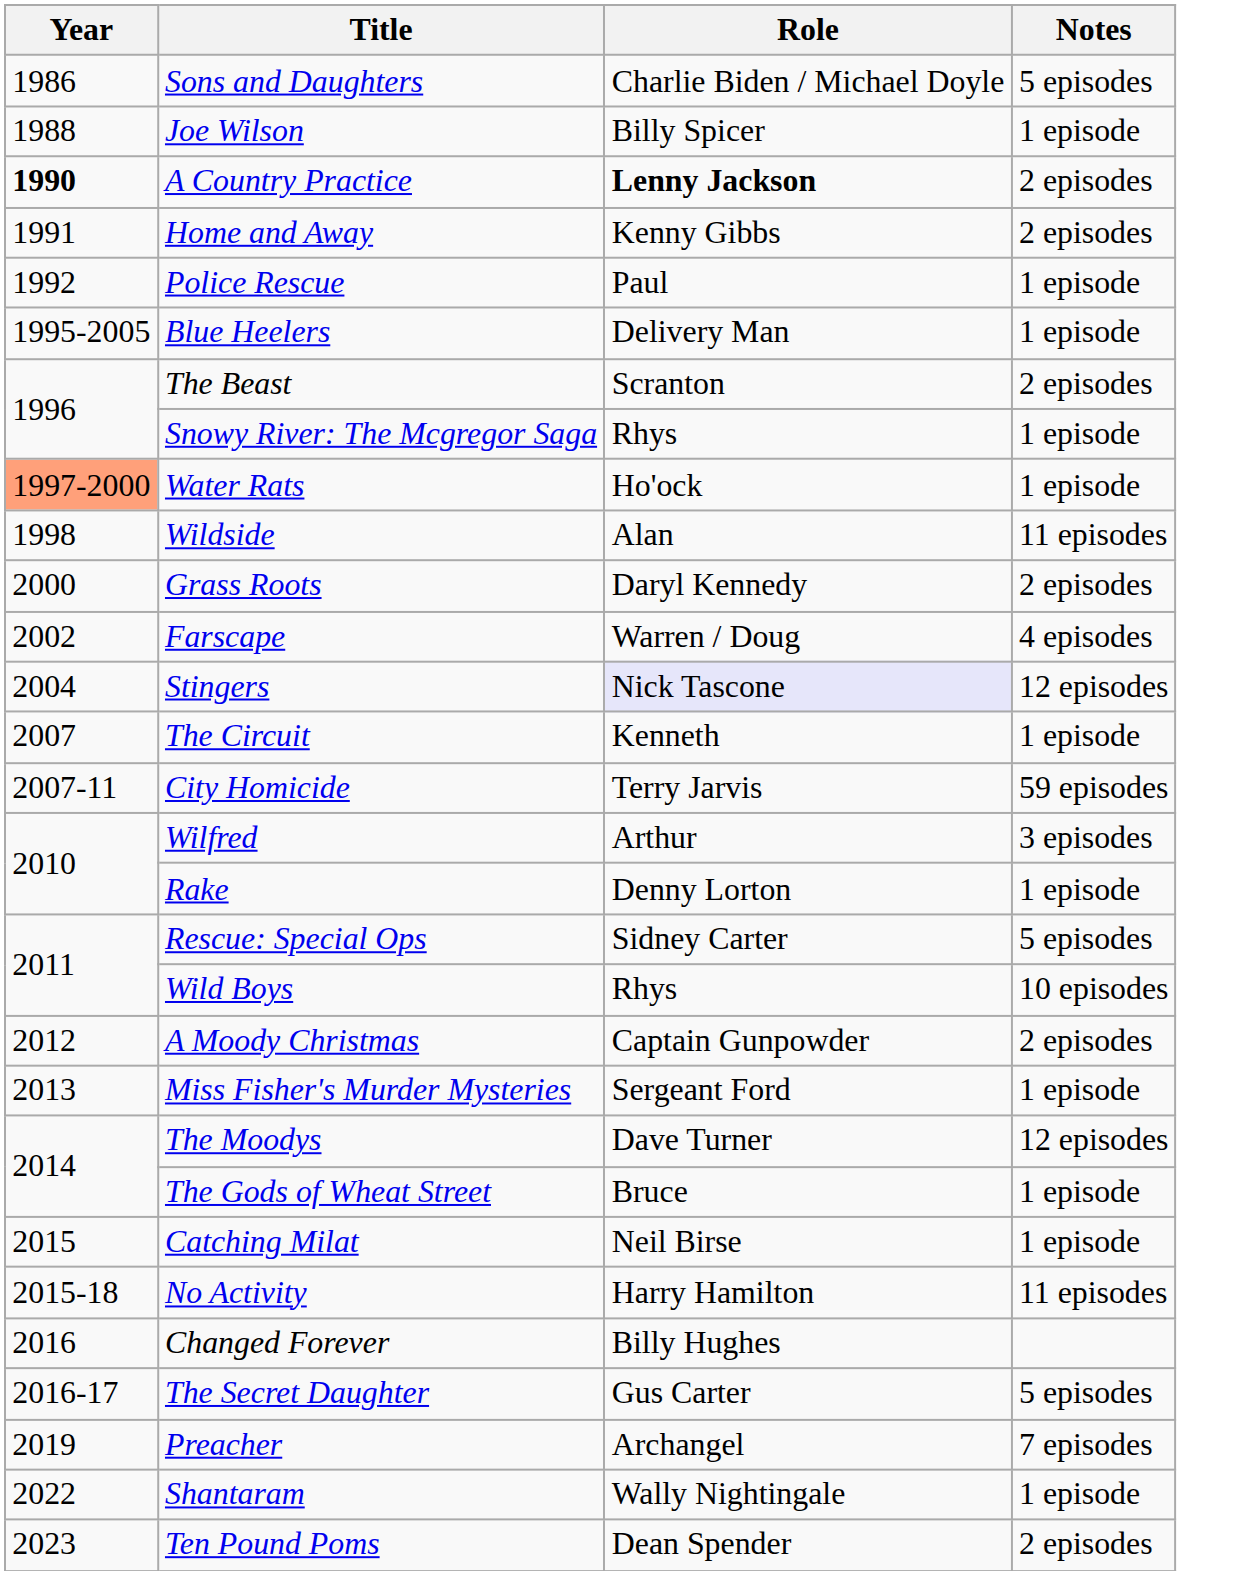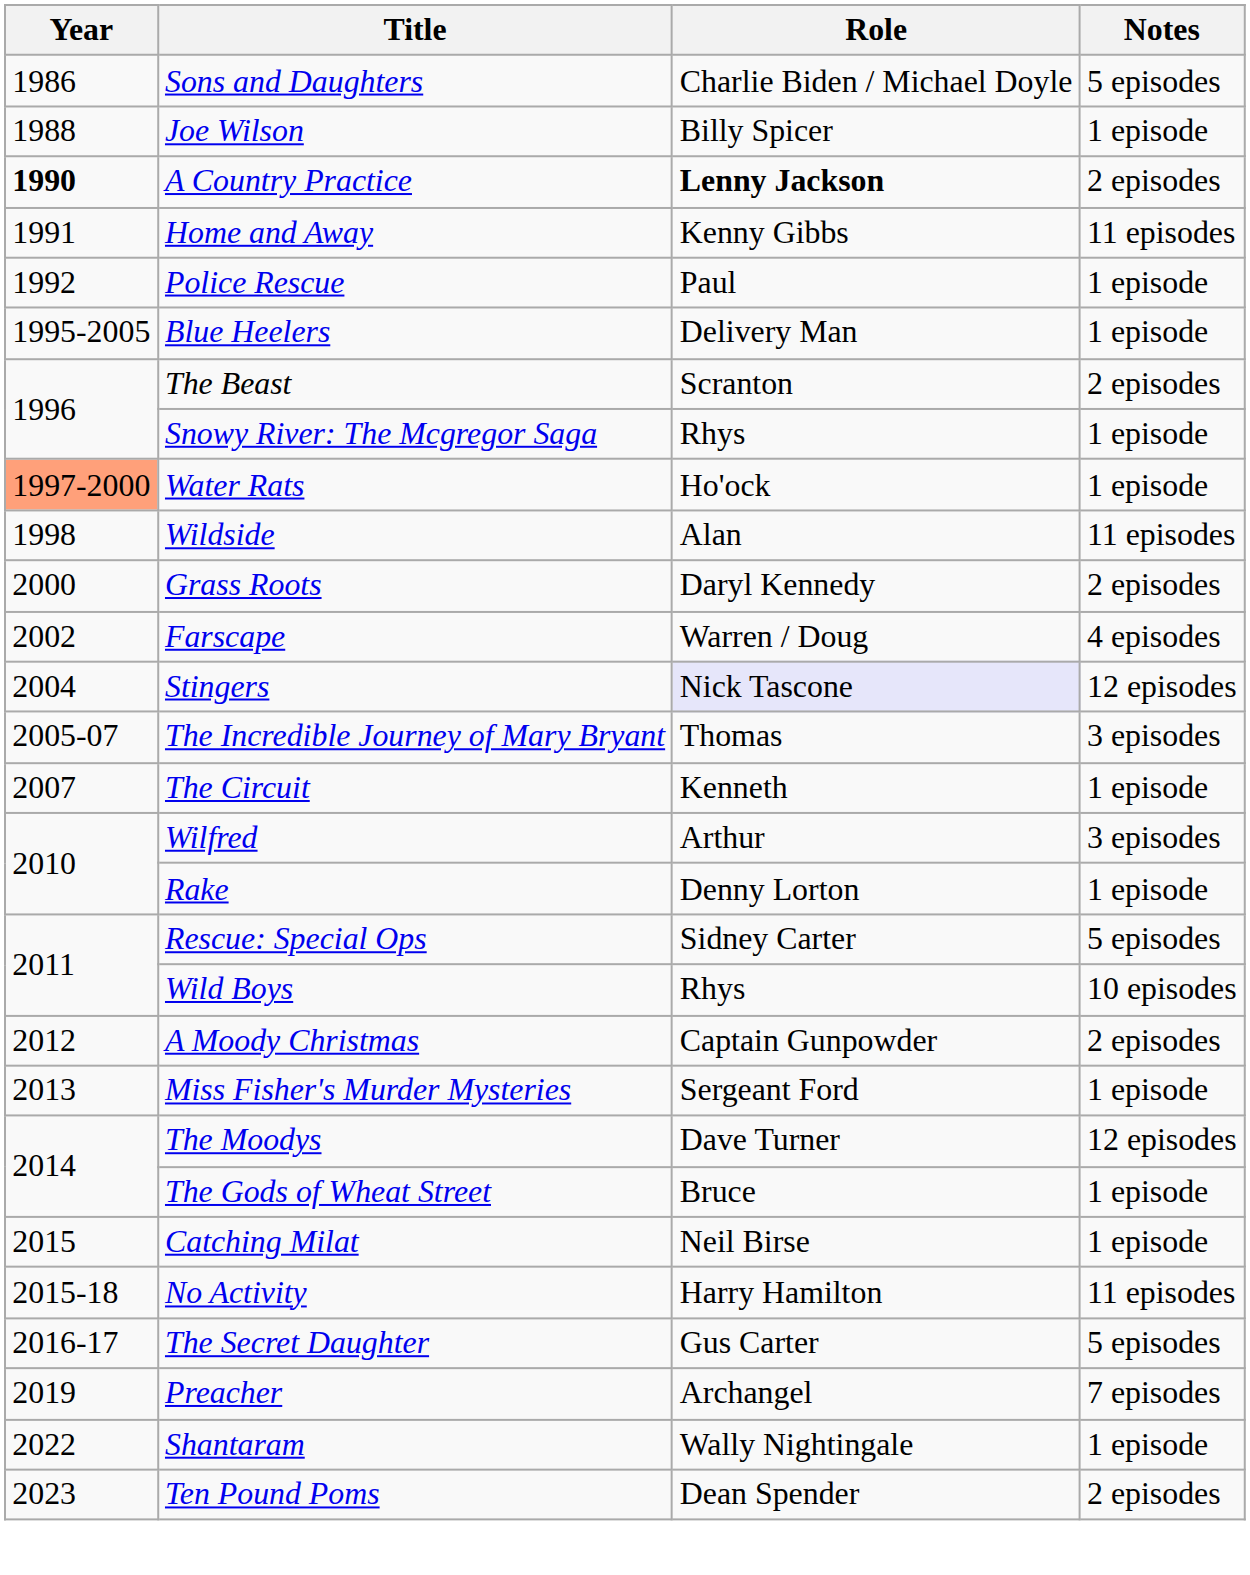(1086, 231) 2 episodes -> (1161, 231) 11 episodes
+ row: (415, 736)
- row: (257, 787)
- row: (277, 1342)
